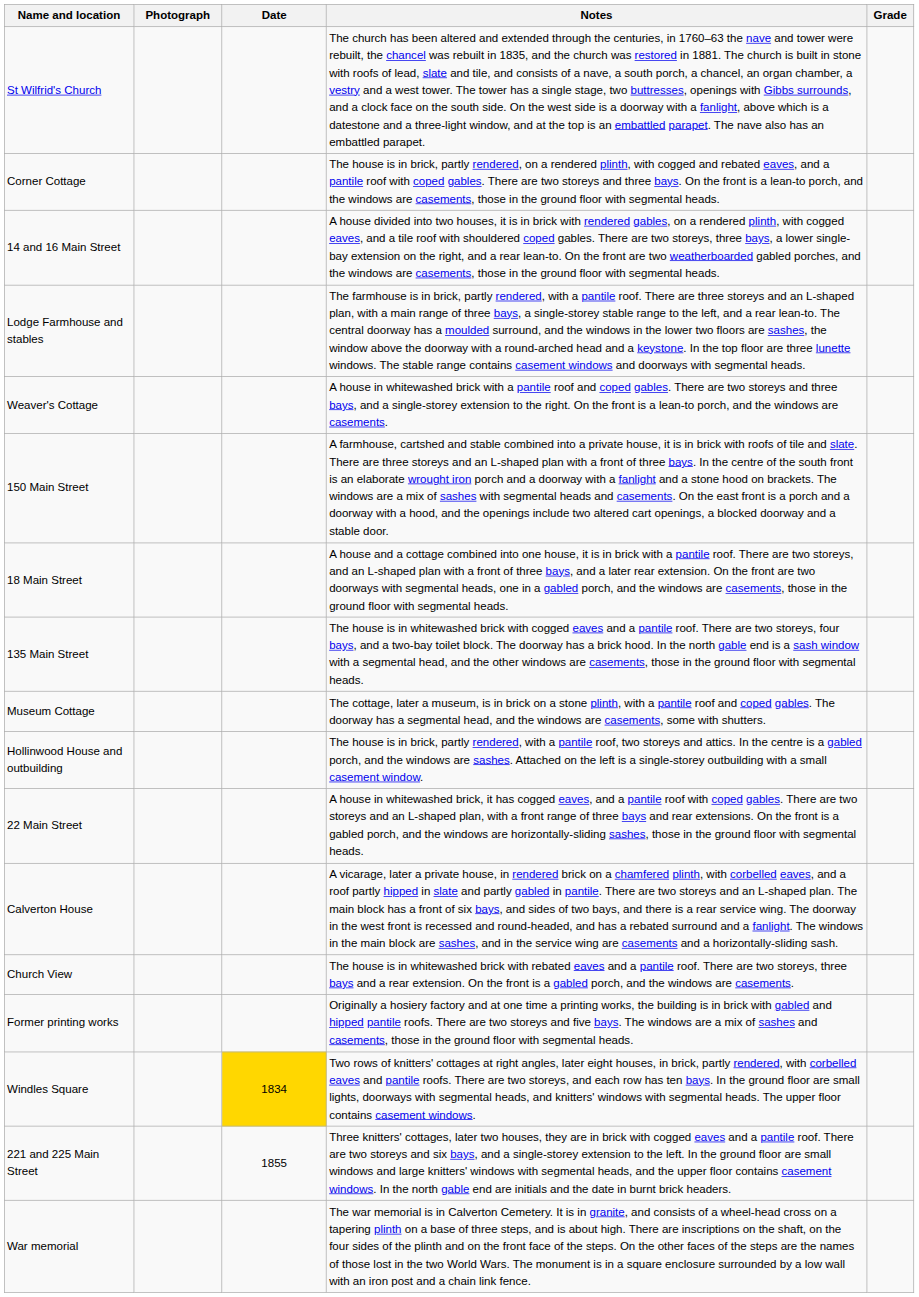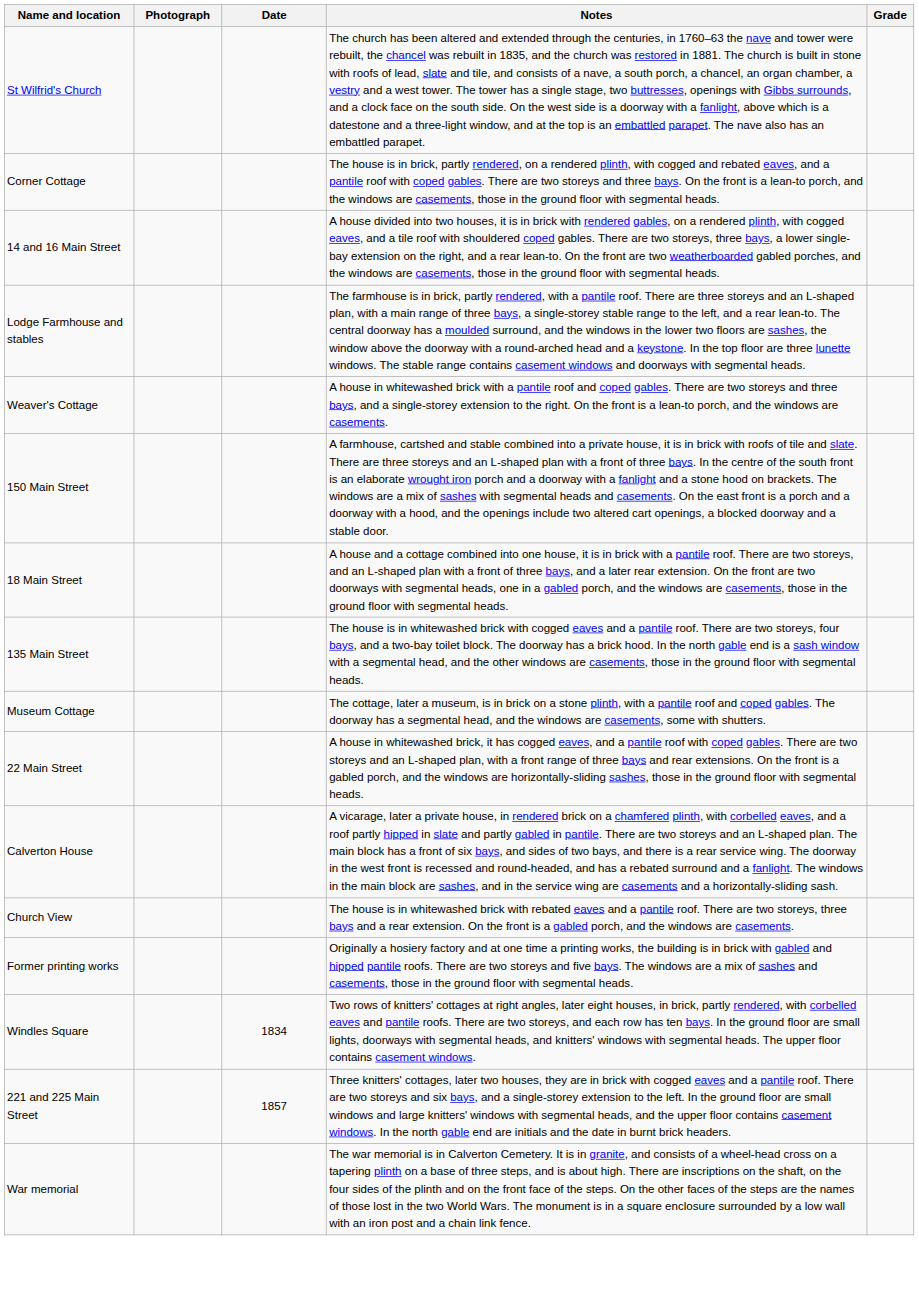- row: (65, 760)
(274, 1089) gold background -> (274, 1031) no background
(274, 1163) 1855 -> (274, 1106) 1857
